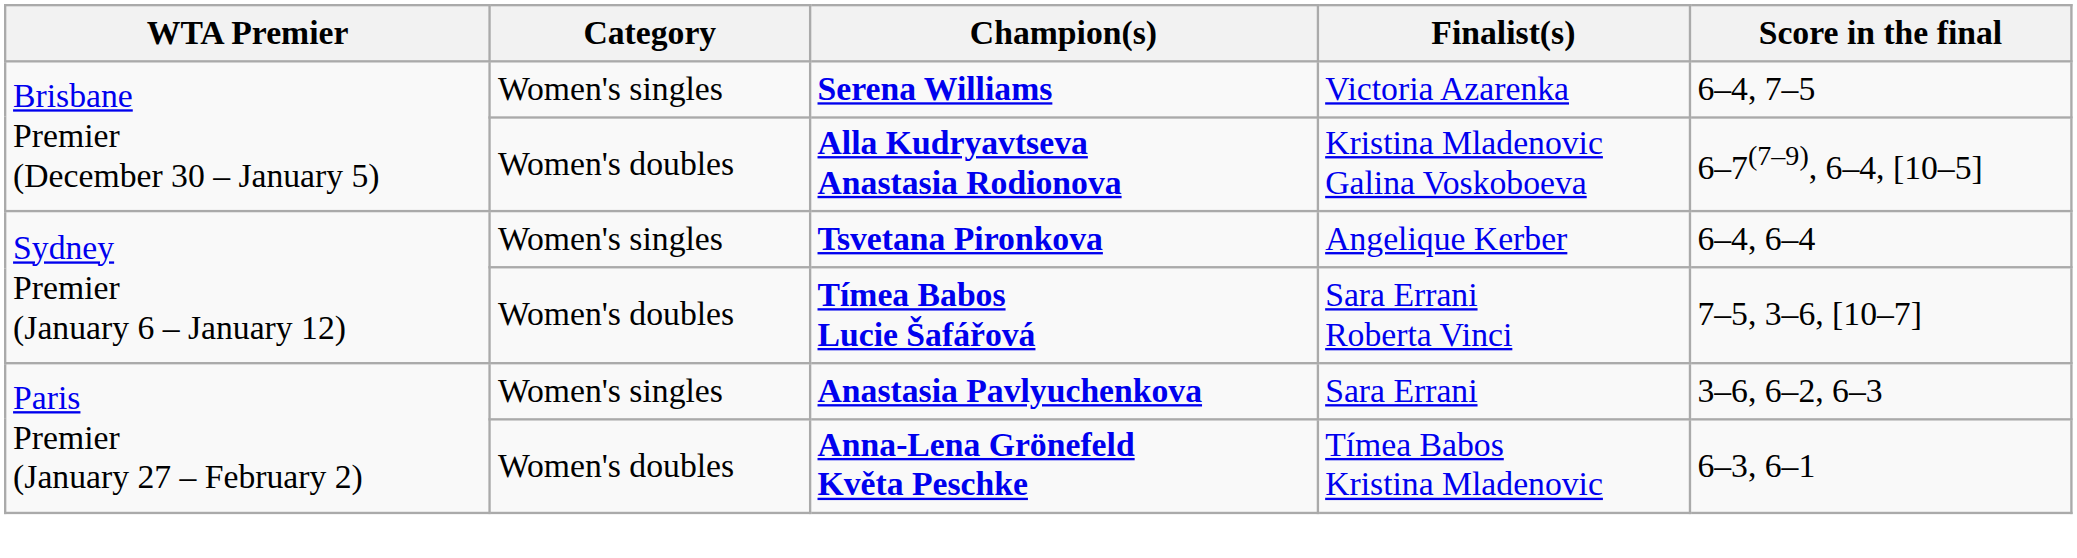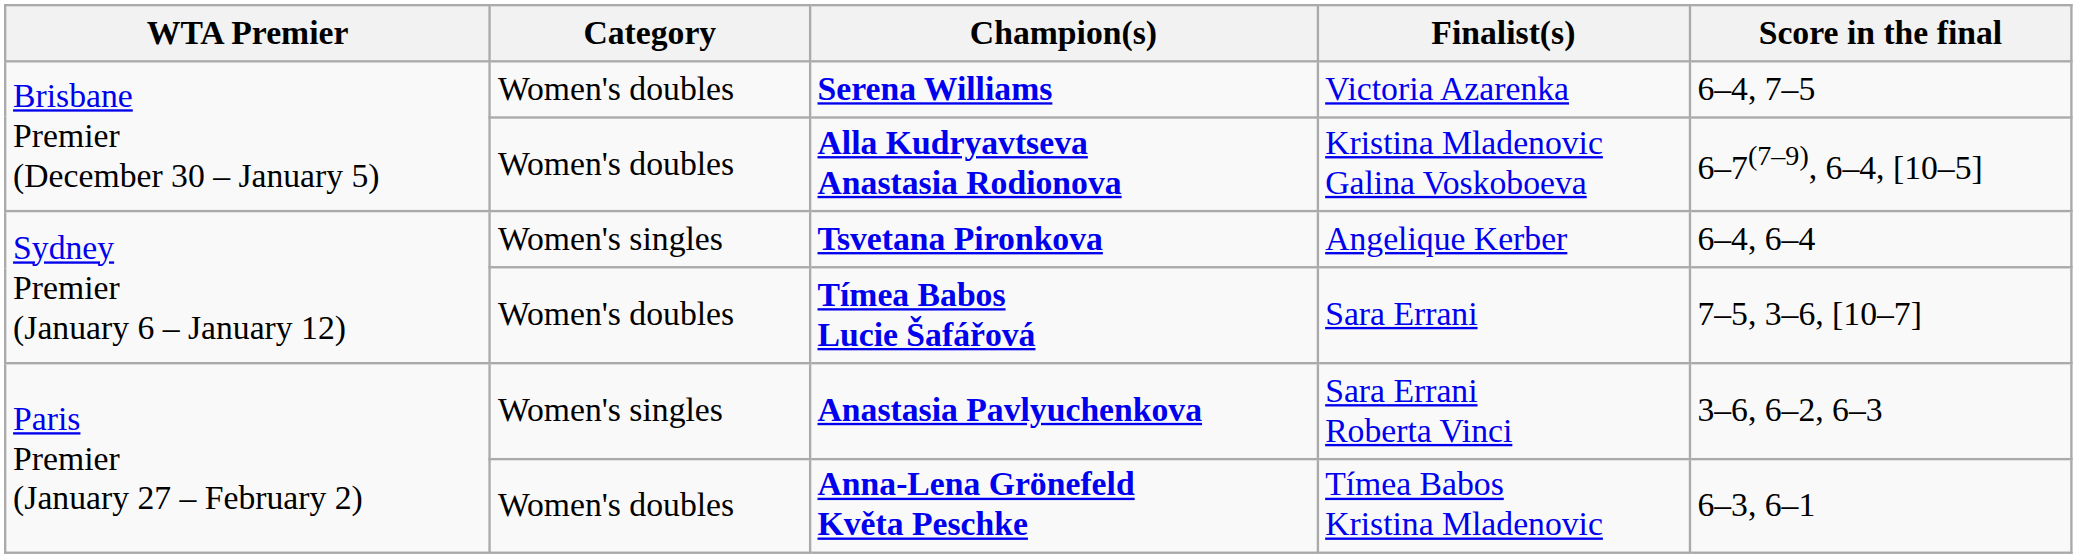(610, 88) Women's singles -> (616, 88) Women's doubles
(1419, 314) Sara Errani Roberta Vinci -> (1401, 314) Sara Errani
(1401, 390) Sara Errani -> (1419, 410) Sara Errani Roberta Vinci
